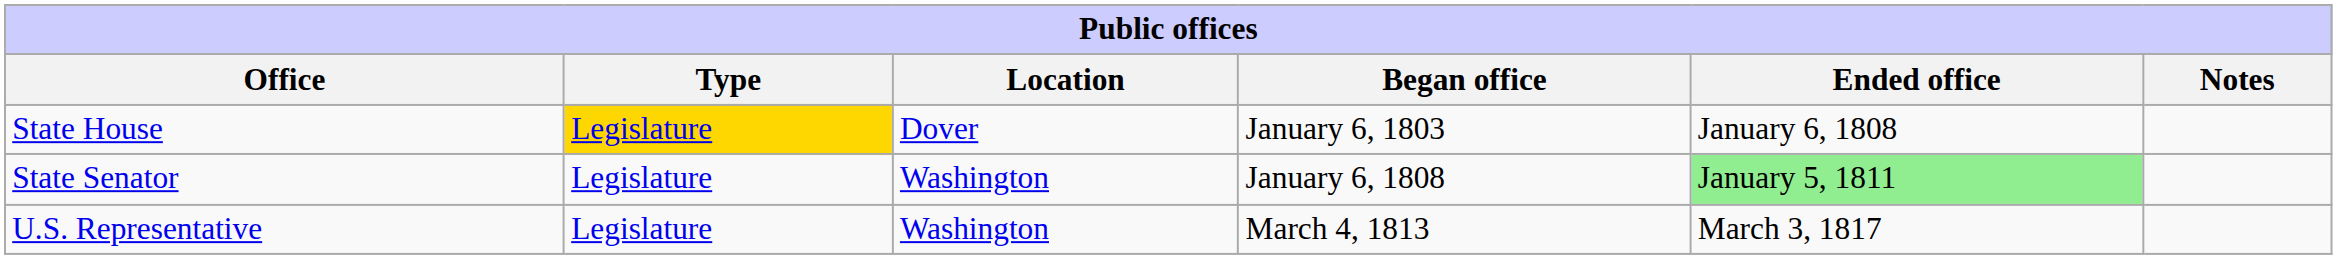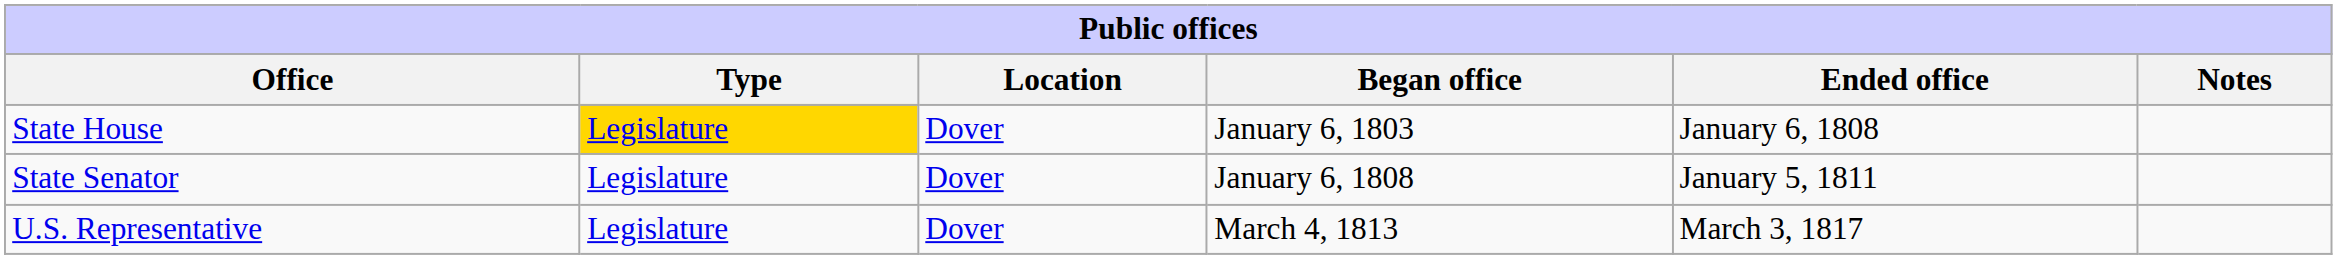(974, 178) Washington -> (964, 178) Dover
(1797, 178) lightgreen background -> (1779, 178) no background
(974, 228) Washington -> (964, 228) Dover
